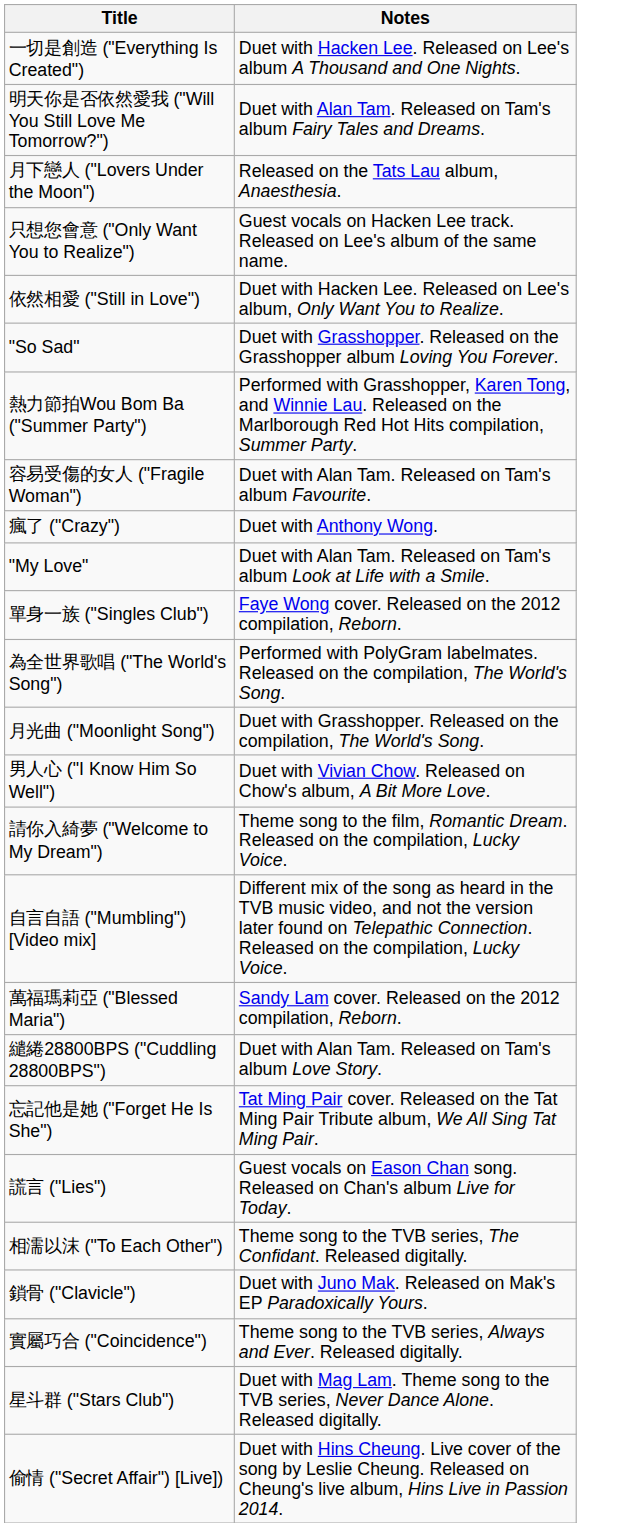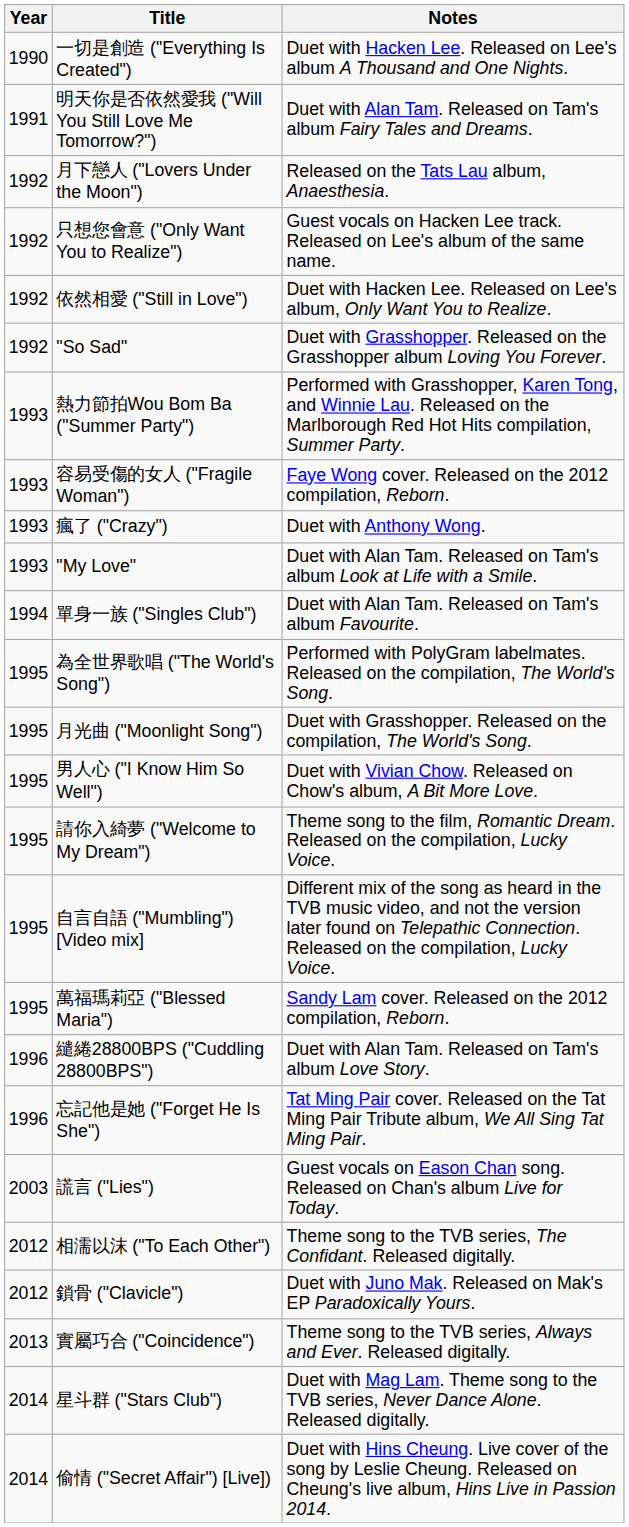+ column: (28, 18)
(395, 485) Duet with Alan Tam. Released on Tam's album Favourite. -> (447, 485) Faye Wong cover. Released on the 2012 compilation, Reborn.
(400, 614) Faye Wong cover. Released on the 2012 compilation, Reborn. -> (442, 614) Duet with Alan Tam. Released on Tam's album Favourite.
